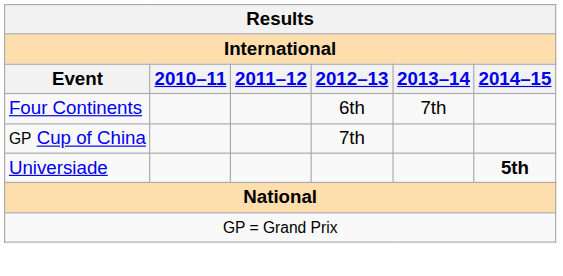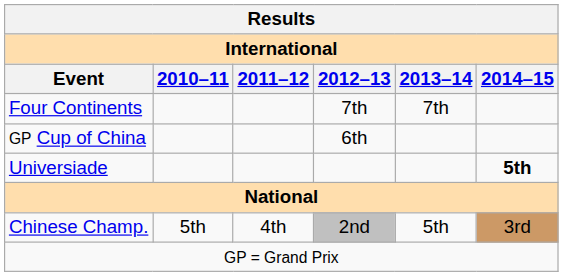(352, 108) 6th -> (354, 108) 7th
(352, 138) 7th -> (354, 138) 6th
+ row: (79, 227)
